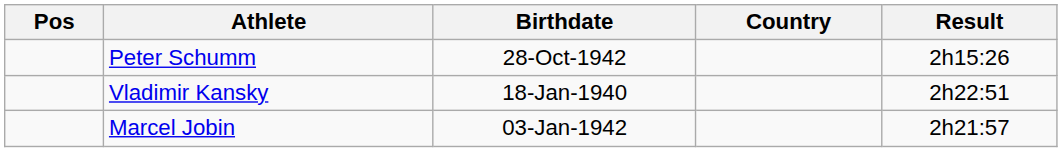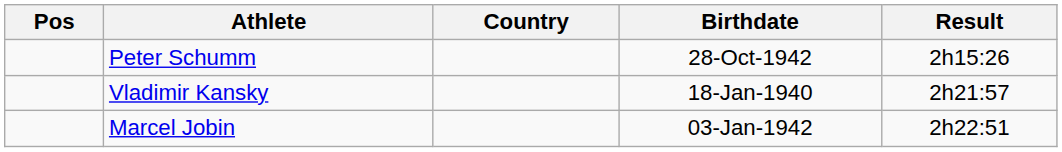columns swapped: (565, 22) <-> (789, 22)
(969, 92) 2h22:51 -> (969, 92) 2h21:57
(969, 127) 2h21:57 -> (969, 127) 2h22:51
